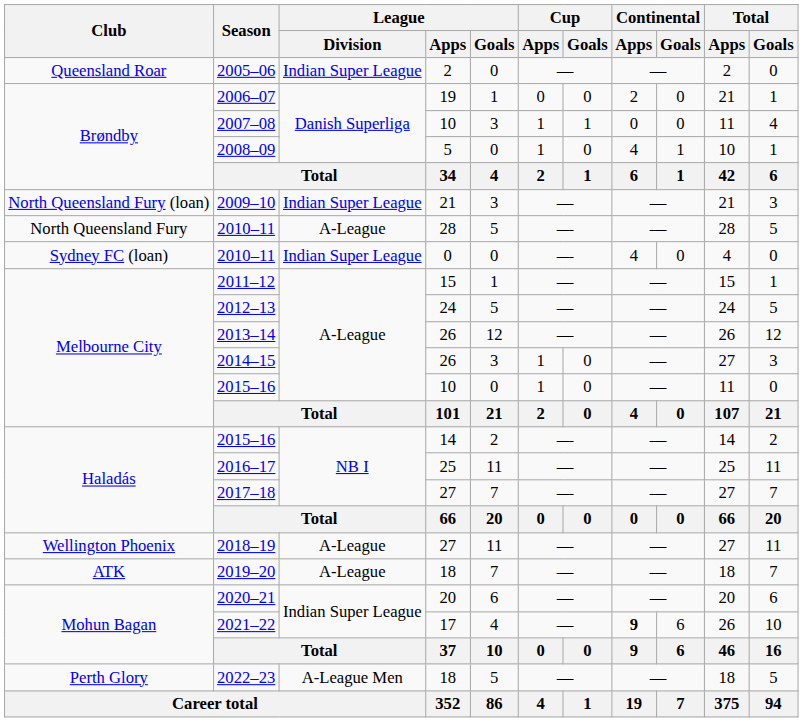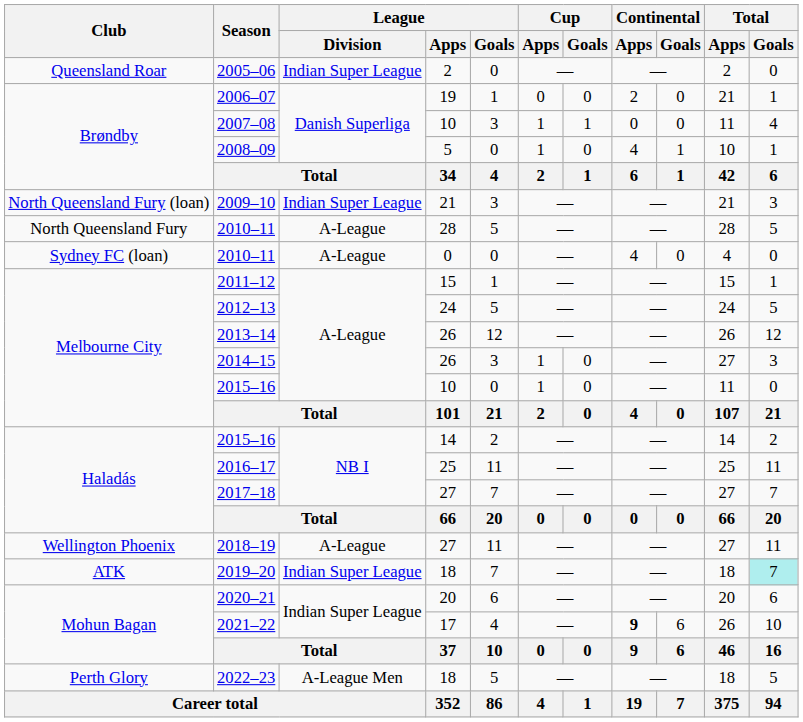(352, 255) Indian Super League -> (352, 255) A-League
(352, 571) A-League -> (352, 571) Indian Super League
(773, 571) no background -> (773, 571) paleturquoise background
